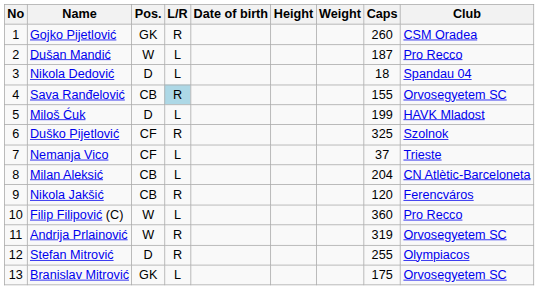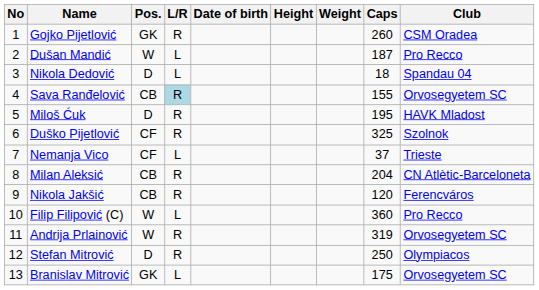(178, 114) L -> (178, 114) R
(382, 114) 199 -> (382, 114) 195
(178, 174) L -> (178, 174) R
(382, 255) 255 -> (382, 255) 250
